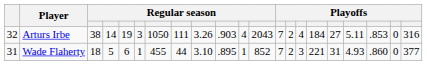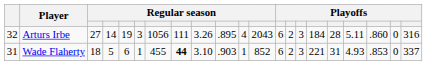(95, 34) 38 -> (95, 34) 27
(158, 34) 1050 -> (158, 34) 1056
(227, 34) .903 -> (227, 34) .895
(281, 34) 7 -> (281, 34) 6
(301, 34) 4 -> (301, 34) 3
(335, 34) 27 -> (335, 34) 28
(379, 34) .853 -> (379, 34) .860
(181, 51) normal -> (181, 51) bold
(227, 51) .895 -> (227, 51) .903
(281, 51) 7 -> (281, 51) 6
(379, 51) .860 -> (379, 51) .853
(411, 51) 377 -> (411, 51) 337
